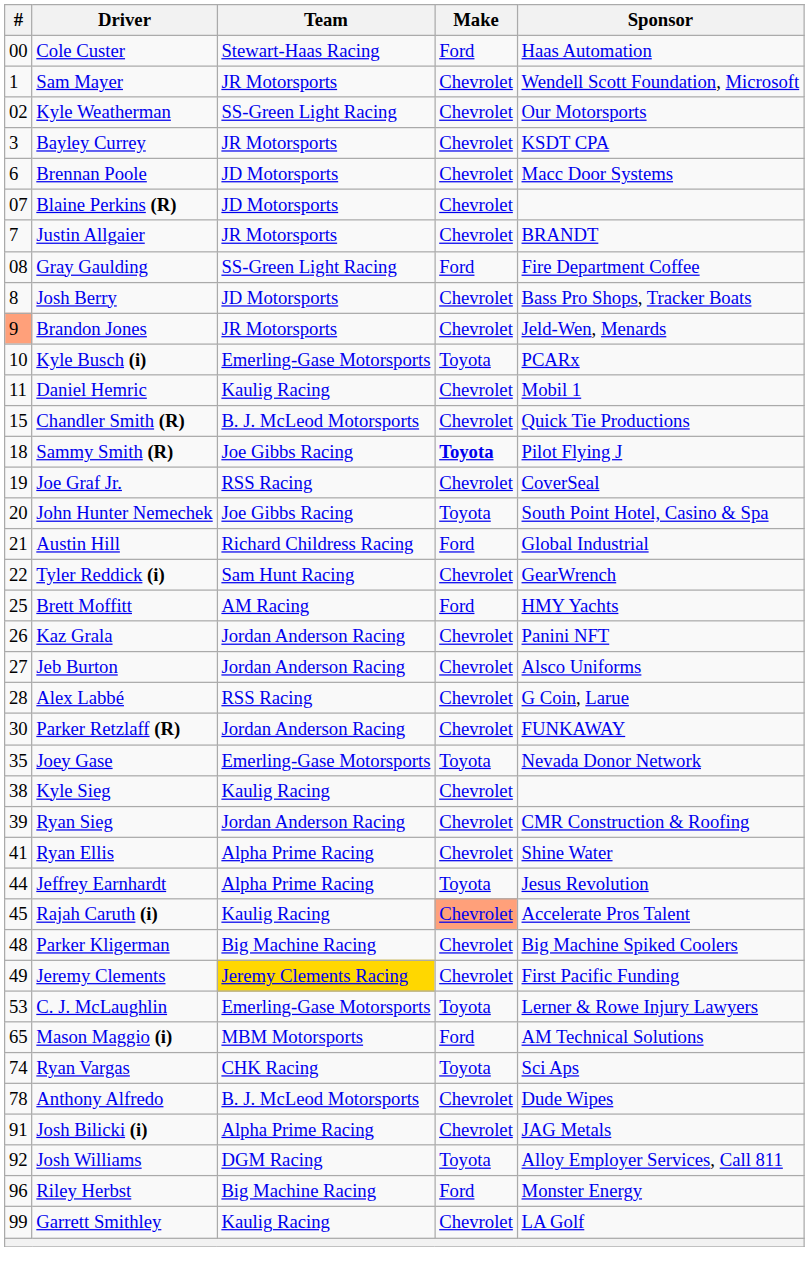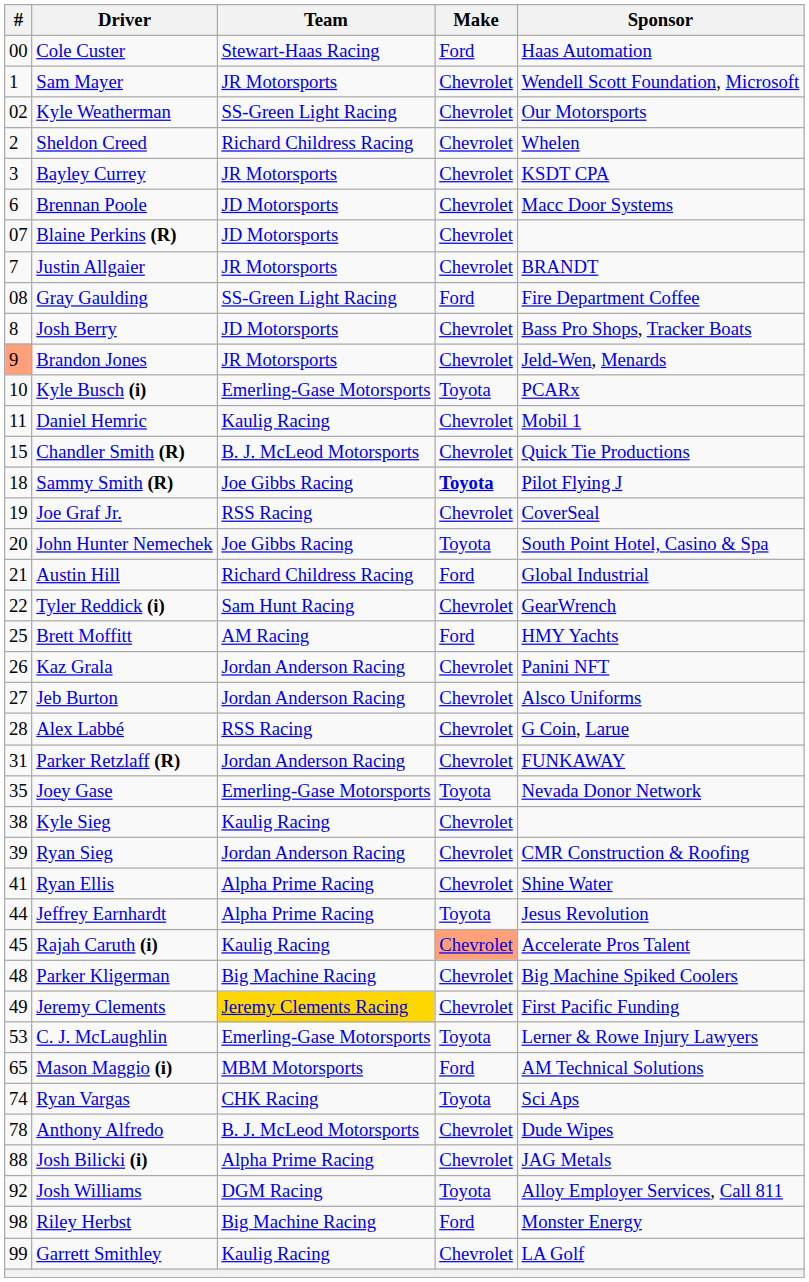+ row: (92, 143)
(18, 729) 30 -> (18, 759) 31
(18, 1129) 91 -> (18, 1160) 88
(18, 1191) 96 -> (18, 1222) 98
